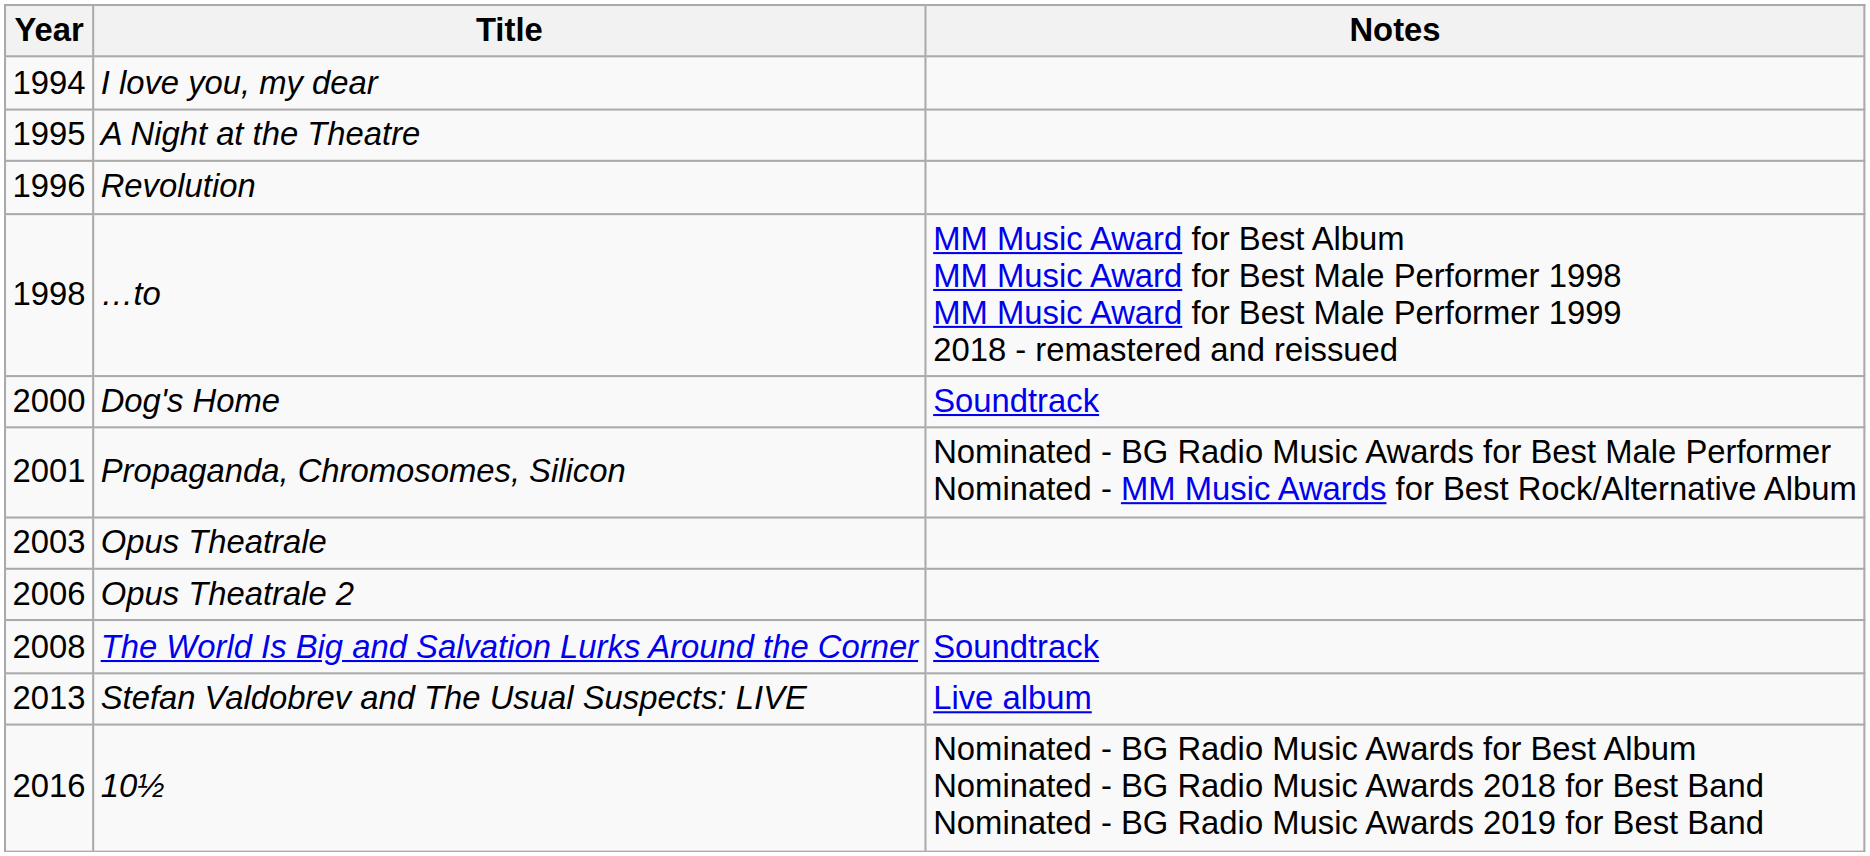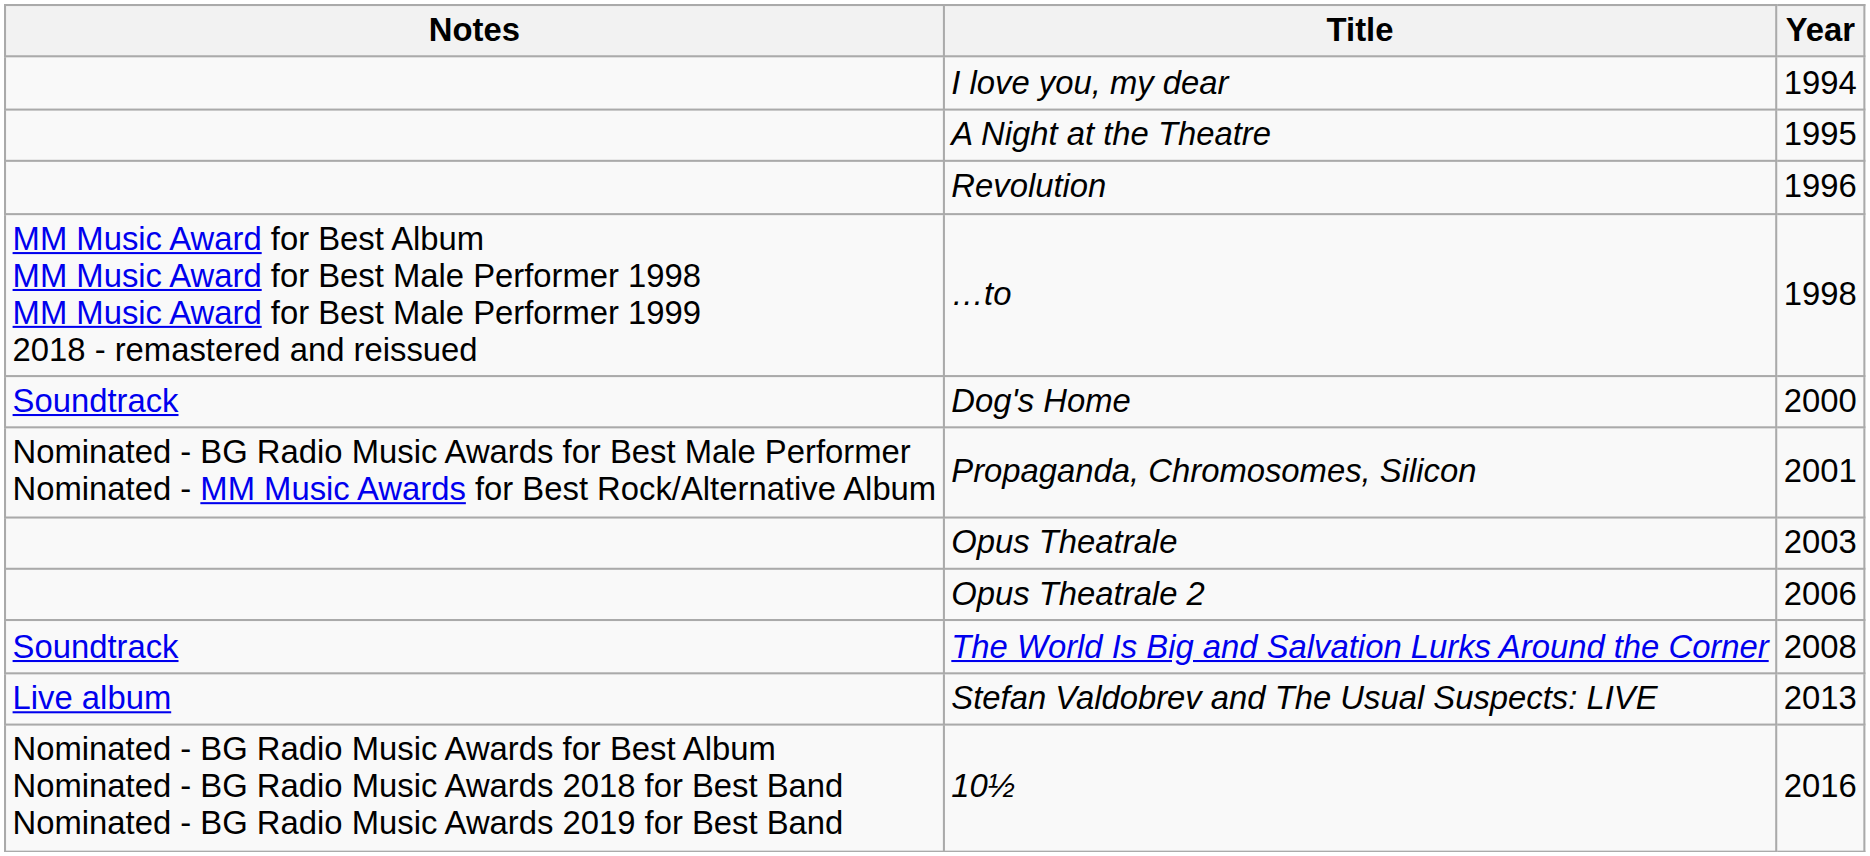columns swapped: (49, 30) <-> (1395, 30)
